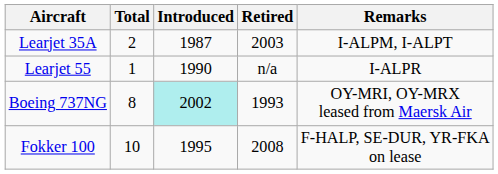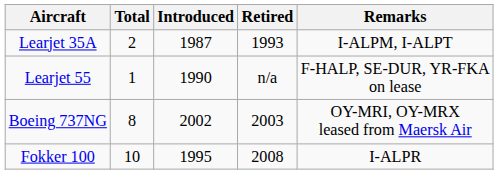(267, 42) 2003 -> (267, 42) 1993
(395, 68) I-ALPR -> (395, 77) F-HALP, SE-DUR, YR-FKA on lease
(196, 103) paleturquoise background -> (196, 121) no background
(267, 103) 1993 -> (267, 121) 2003
(395, 147) F-HALP, SE-DUR, YR-FKA on lease -> (395, 156) I-ALPR
